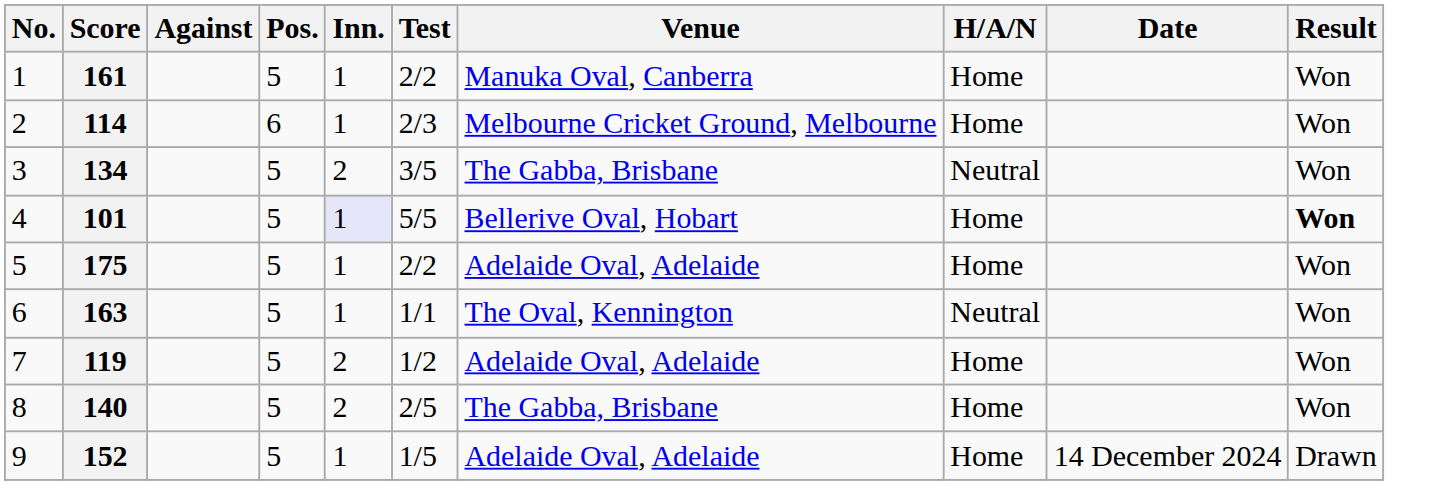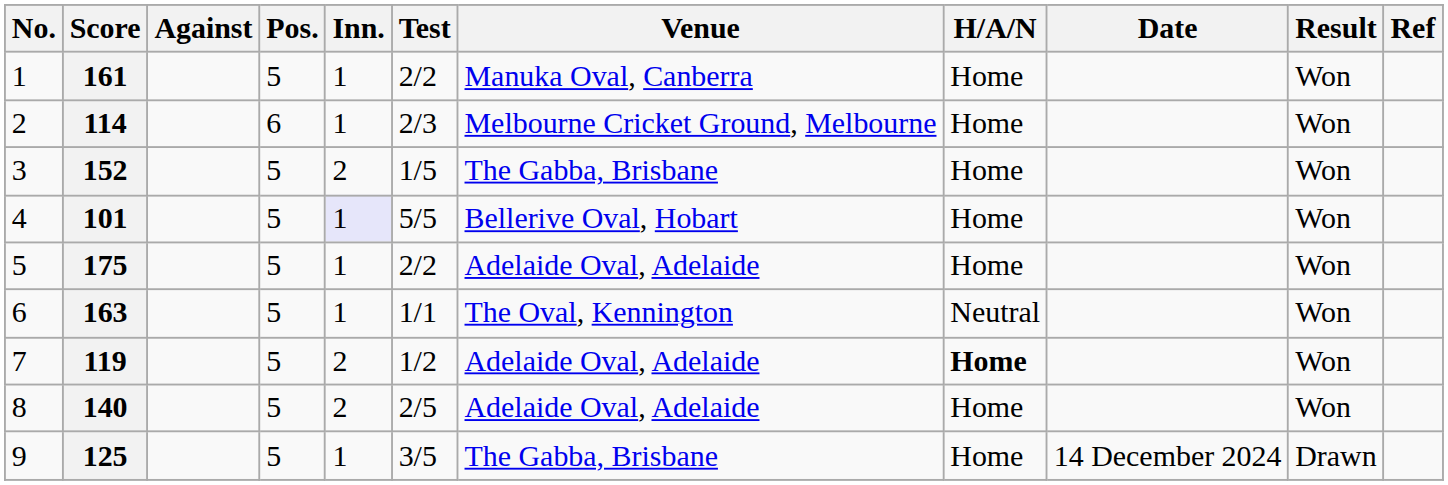+ column: (1413, 28)
(105, 170) 134 -> (105, 170) 152
(418, 170) 3/5 -> (418, 170) 1/5
(995, 170) Neutral -> (987, 170) Home
(1325, 218) bold -> (1323, 218) normal
(987, 360) normal -> (988, 360) bold
(591, 407) The Gabba, Brisbane -> (612, 407) Adelaide Oval, Adelaide
(105, 455) 152 -> (105, 455) 125
(418, 455) 1/5 -> (418, 455) 3/5
(612, 455) Adelaide Oval, Adelaide -> (591, 455) The Gabba, Brisbane
